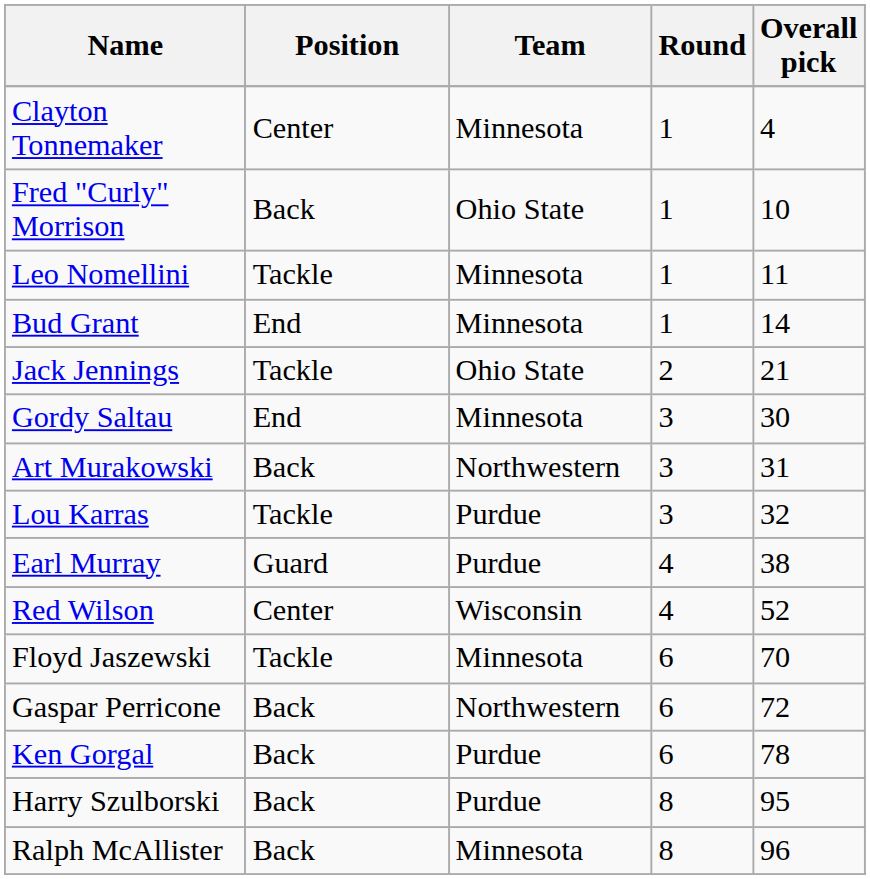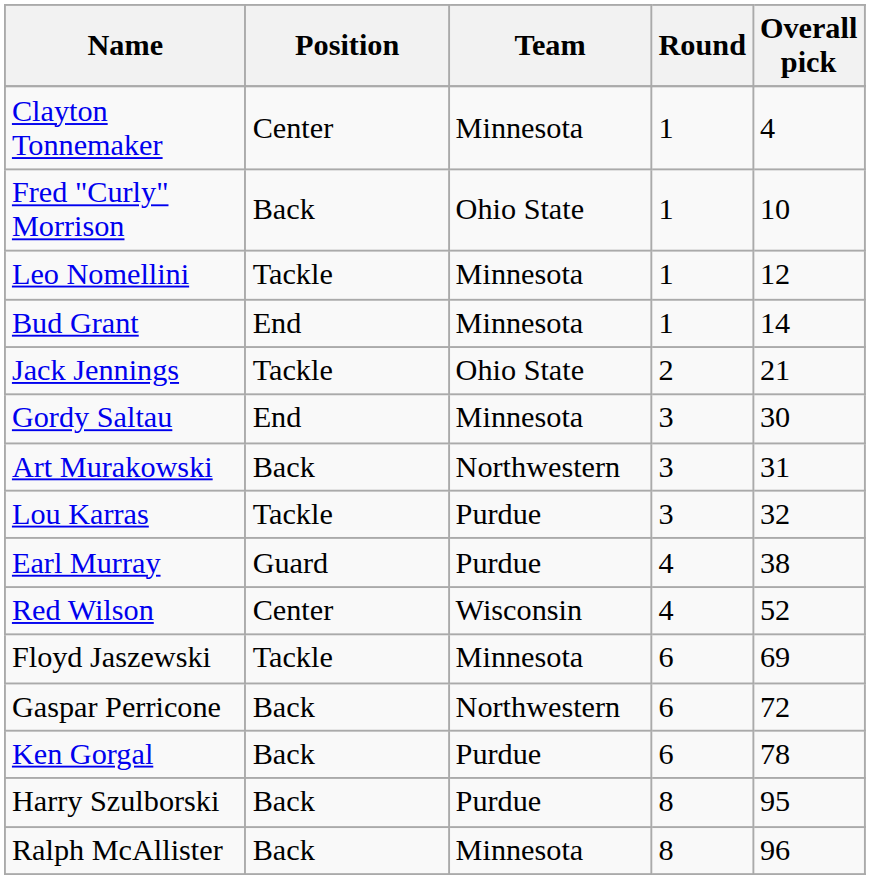(774, 274) 11 -> (775, 274) 12
(775, 658) 70 -> (775, 658) 69
